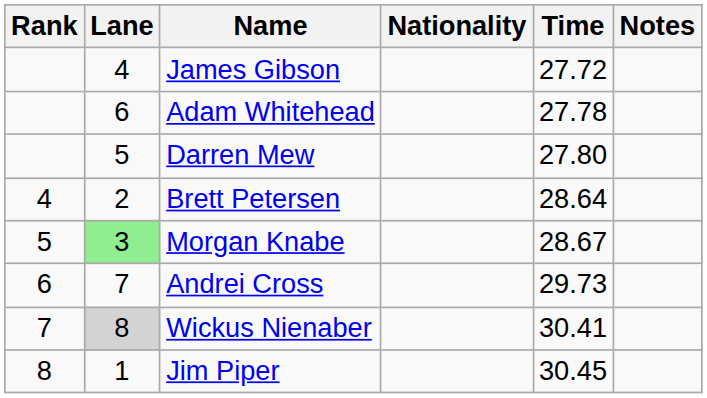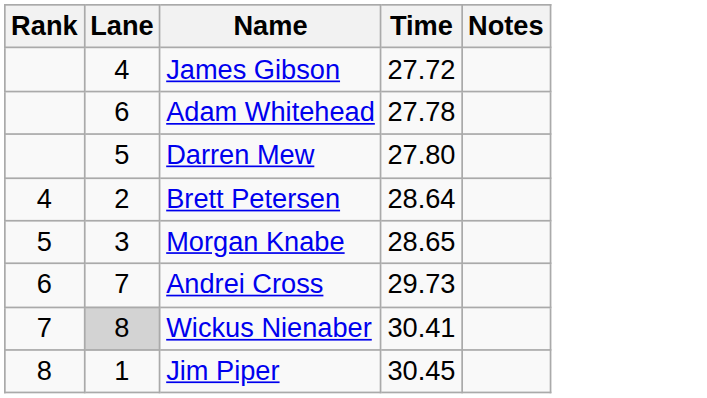- column: (457, 26)
(122, 241) lightgreen background -> (122, 241) no background
(573, 241) 28.67 -> (421, 241) 28.65
